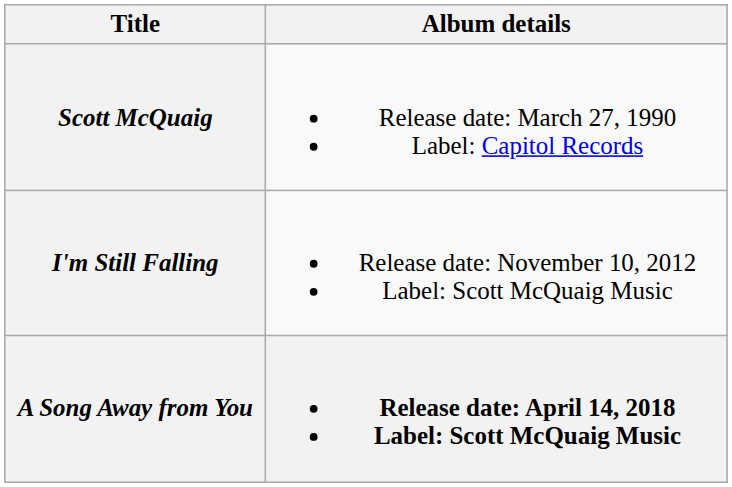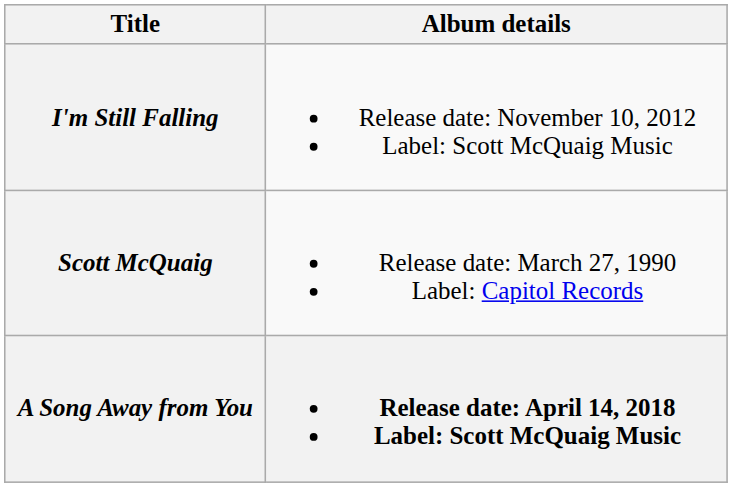rows swapped: (135, 116) <-> (135, 262)
